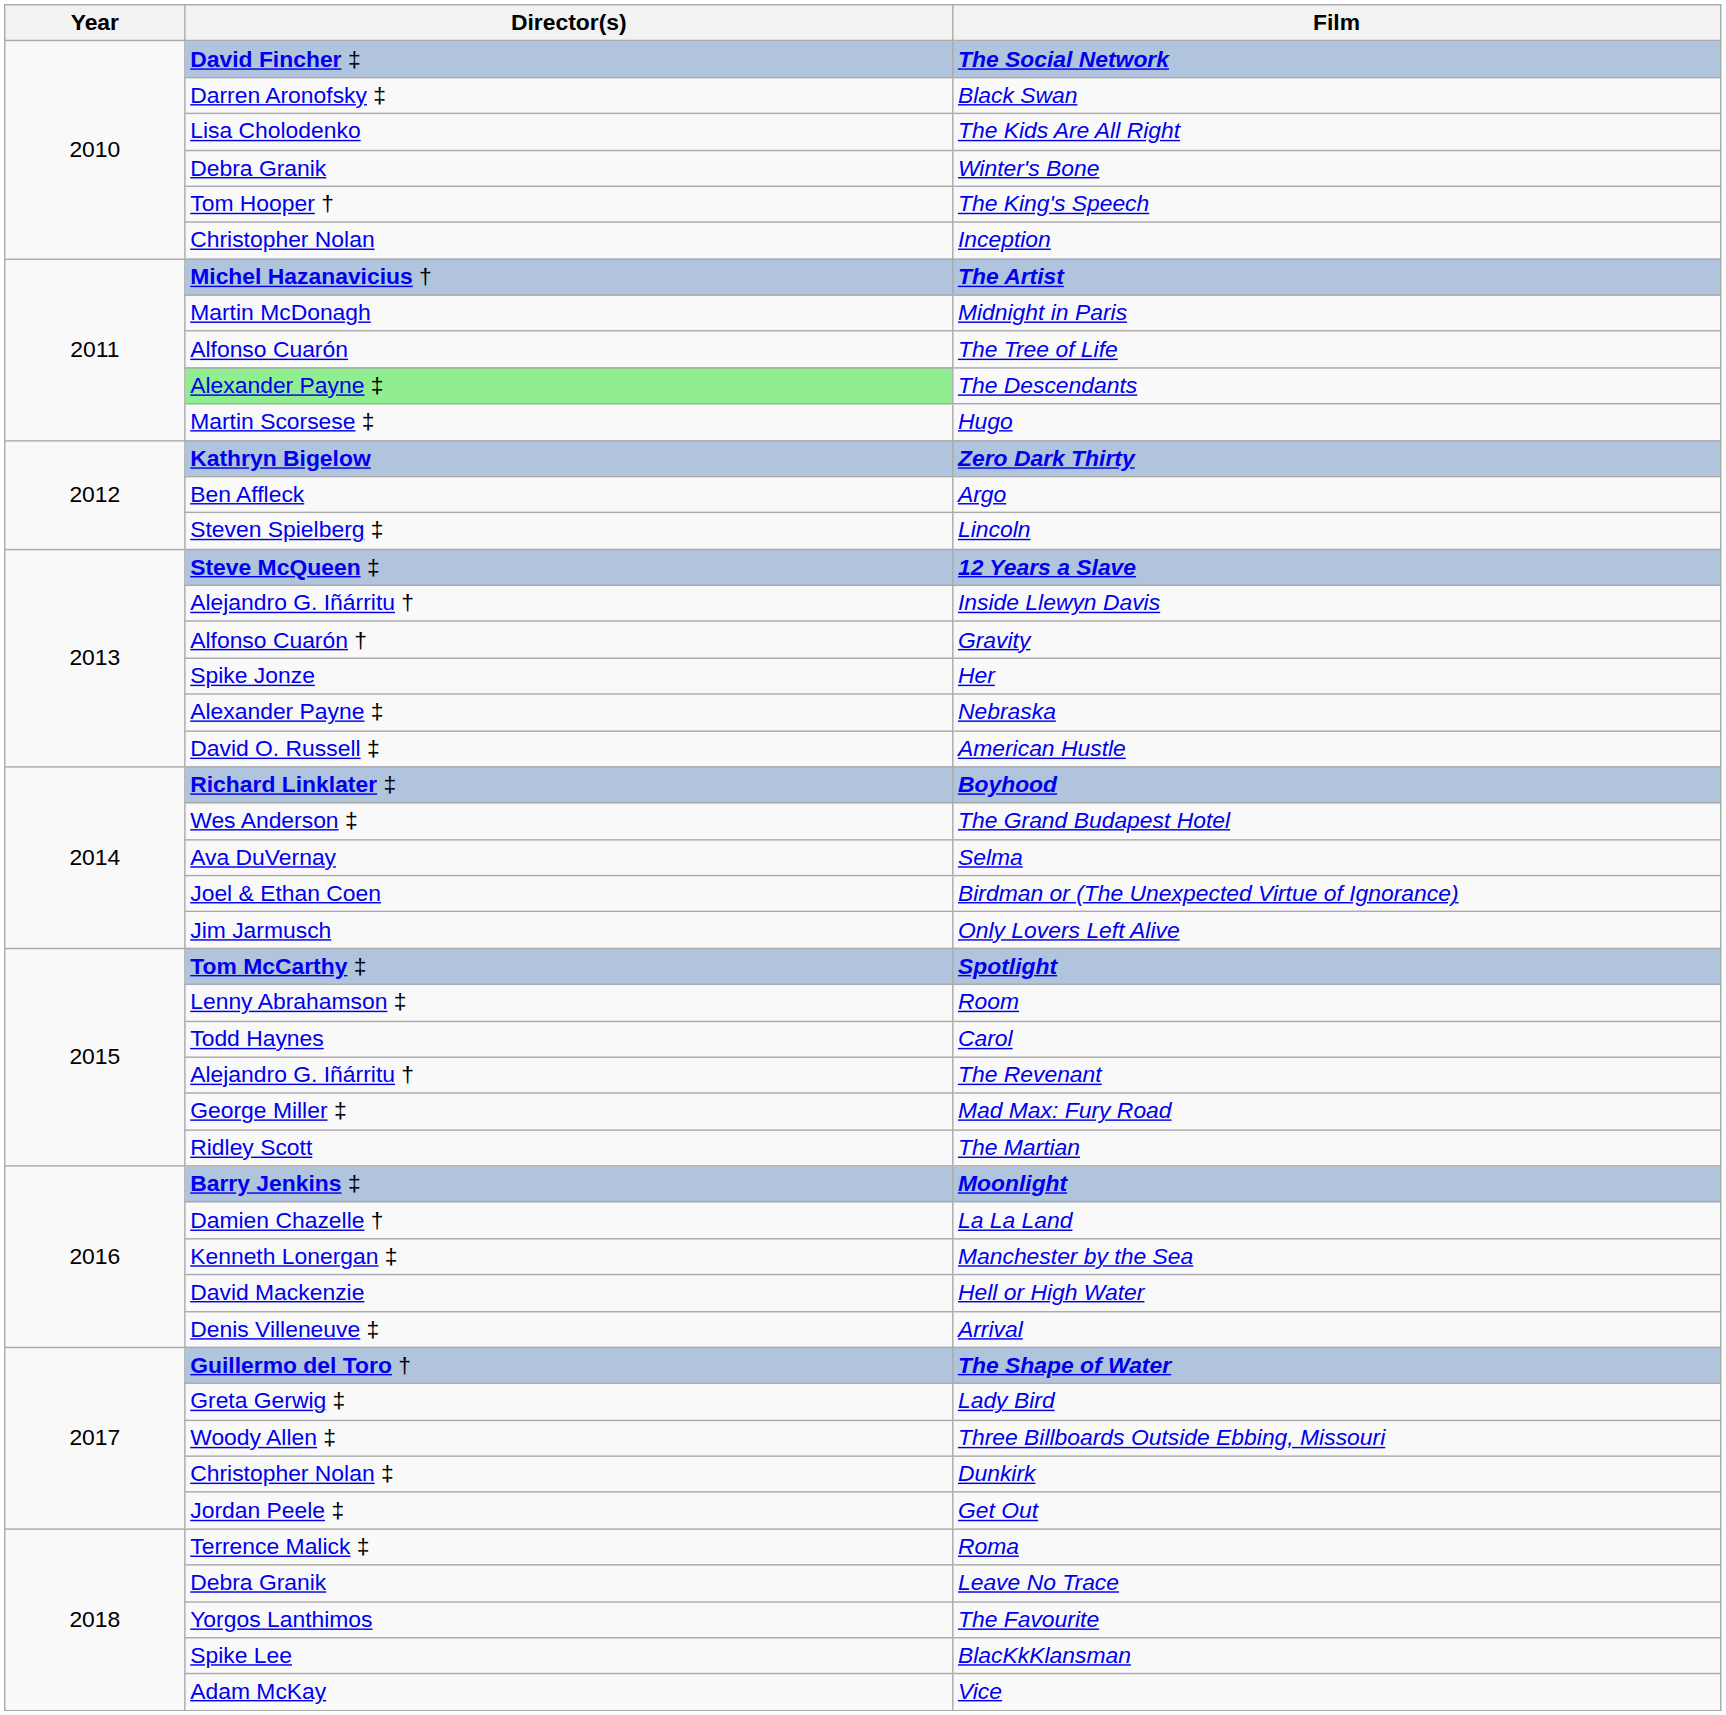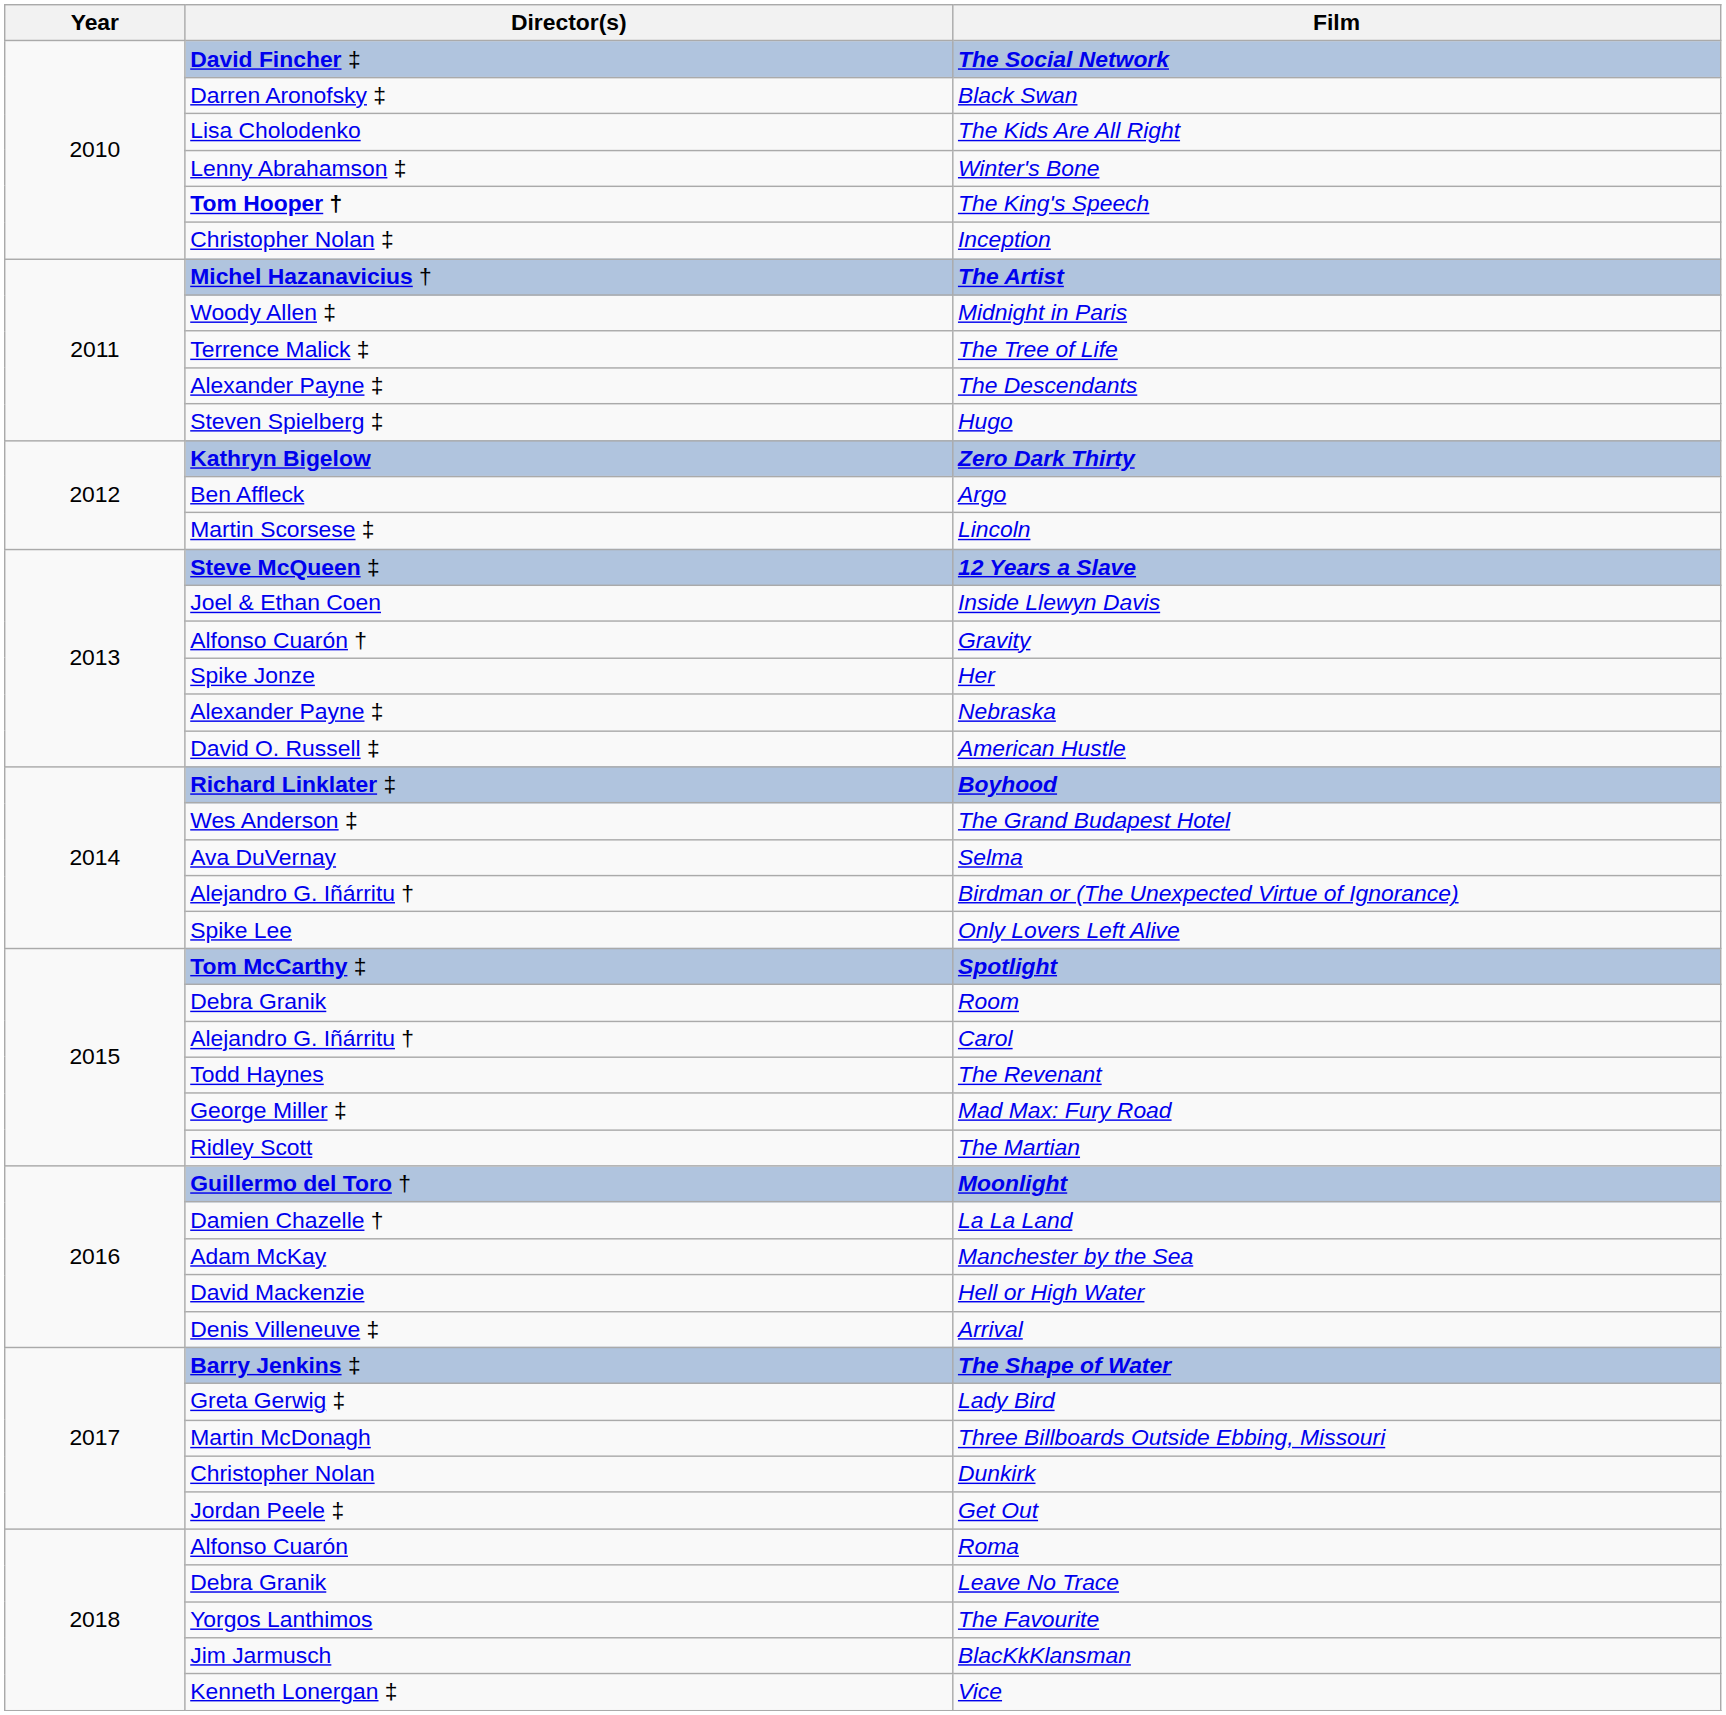(258, 167) Debra Granik -> (298, 167) Lenny Abrahamson ‡
(262, 204) normal -> (266, 204) bold
(282, 240) Christopher Nolan -> (292, 240) Christopher Nolan ‡
(281, 312) Martin McDonagh -> (263, 312) Woody Allen ‡
(269, 349) Alfonso Cuarón -> (280, 349) Terrence Malick ‡
(287, 385) lightgreen background -> (287, 385) no background
(282, 421) Martin Scorsese ‡ -> (287, 421) Steven Spielberg ‡
(287, 530) Steven Spielberg ‡ -> (282, 530) Martin Scorsese ‡
(302, 603) Alejandro G. Iñárritu † -> (286, 603) Joel & Ethan Coen
(286, 893) Joel & Ethan Coen -> (302, 893) Alejandro G. Iñárritu †
(261, 929) Jim Jarmusch -> (241, 929) Spike Lee
(298, 1002) Lenny Abrahamson ‡ -> (258, 1002) Debra Granik
(257, 1038) Todd Haynes -> (302, 1038) Alejandro G. Iñárritu †
(302, 1074) Alejandro G. Iñárritu † -> (257, 1074) Todd Haynes
(275, 1183) Barry Jenkins ‡ -> (301, 1183) Guillermo del Toro †
(294, 1256) Kenneth Lonergan ‡ -> (258, 1256) Adam McKay
(301, 1365) Guillermo del Toro † -> (275, 1365) Barry Jenkins ‡
(263, 1437) Woody Allen ‡ -> (281, 1437) Martin McDonagh
(292, 1474) Christopher Nolan ‡ -> (282, 1474) Christopher Nolan
(280, 1546) Terrence Malick ‡ -> (269, 1546) Alfonso Cuarón
(241, 1655) Spike Lee -> (261, 1655) Jim Jarmusch
(258, 1691) Adam McKay -> (294, 1691) Kenneth Lonergan ‡
